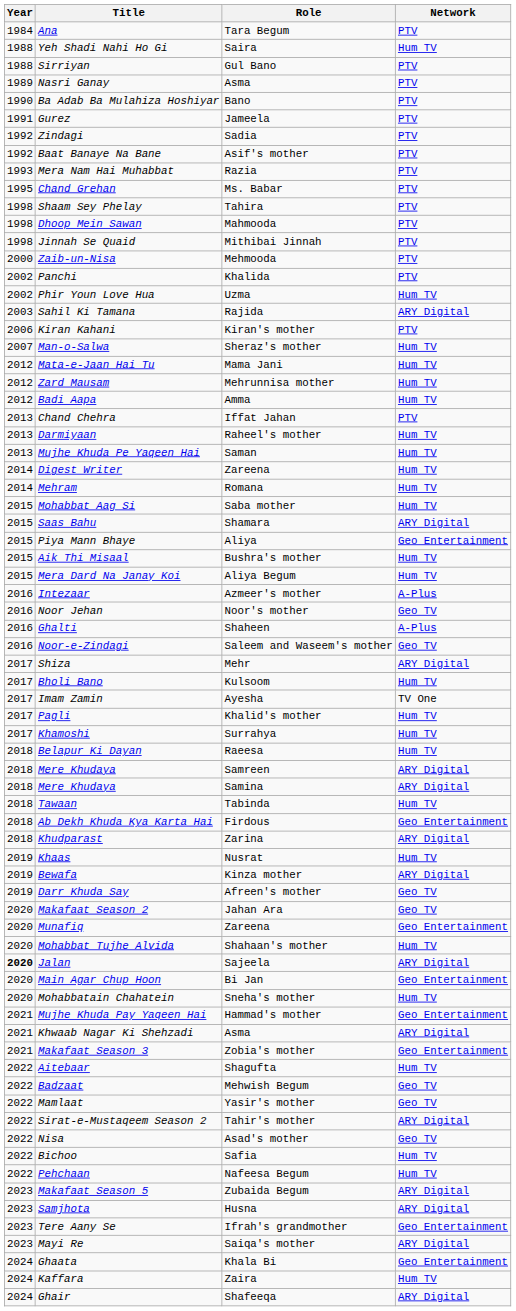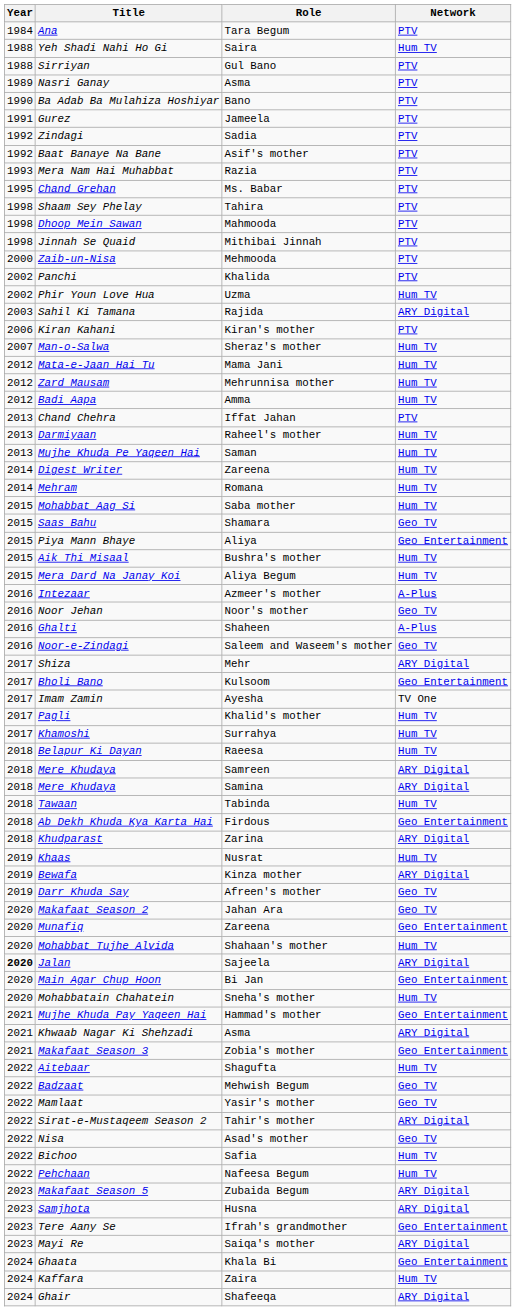(434, 523) ARY Digital -> (417, 523) Geo TV
(417, 681) Hum TV -> (453, 681) Geo Entertainment
